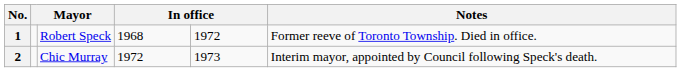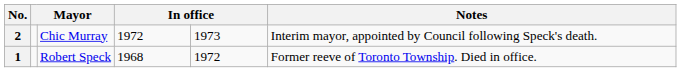rows swapped: (18, 35) <-> (18, 56)
